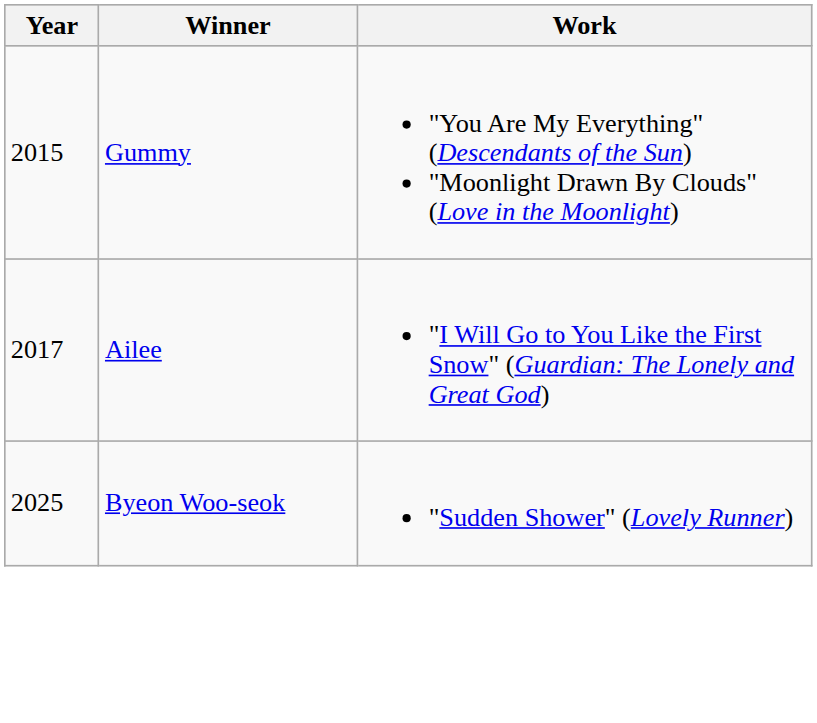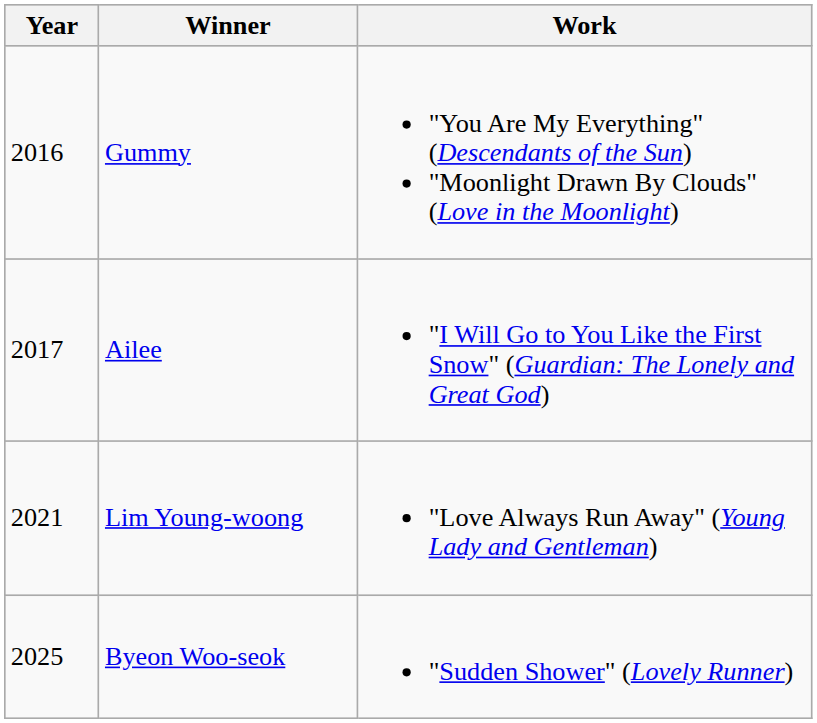(37, 152) 2015 -> (37, 152) 2016
+ row: (204, 517)
